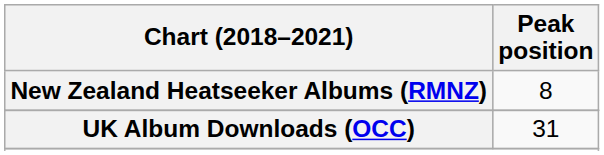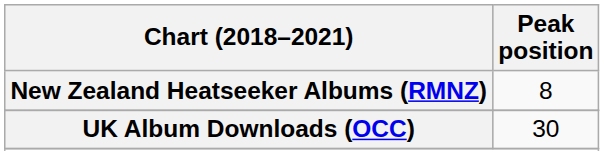(546, 129) 31 -> (546, 129) 30
